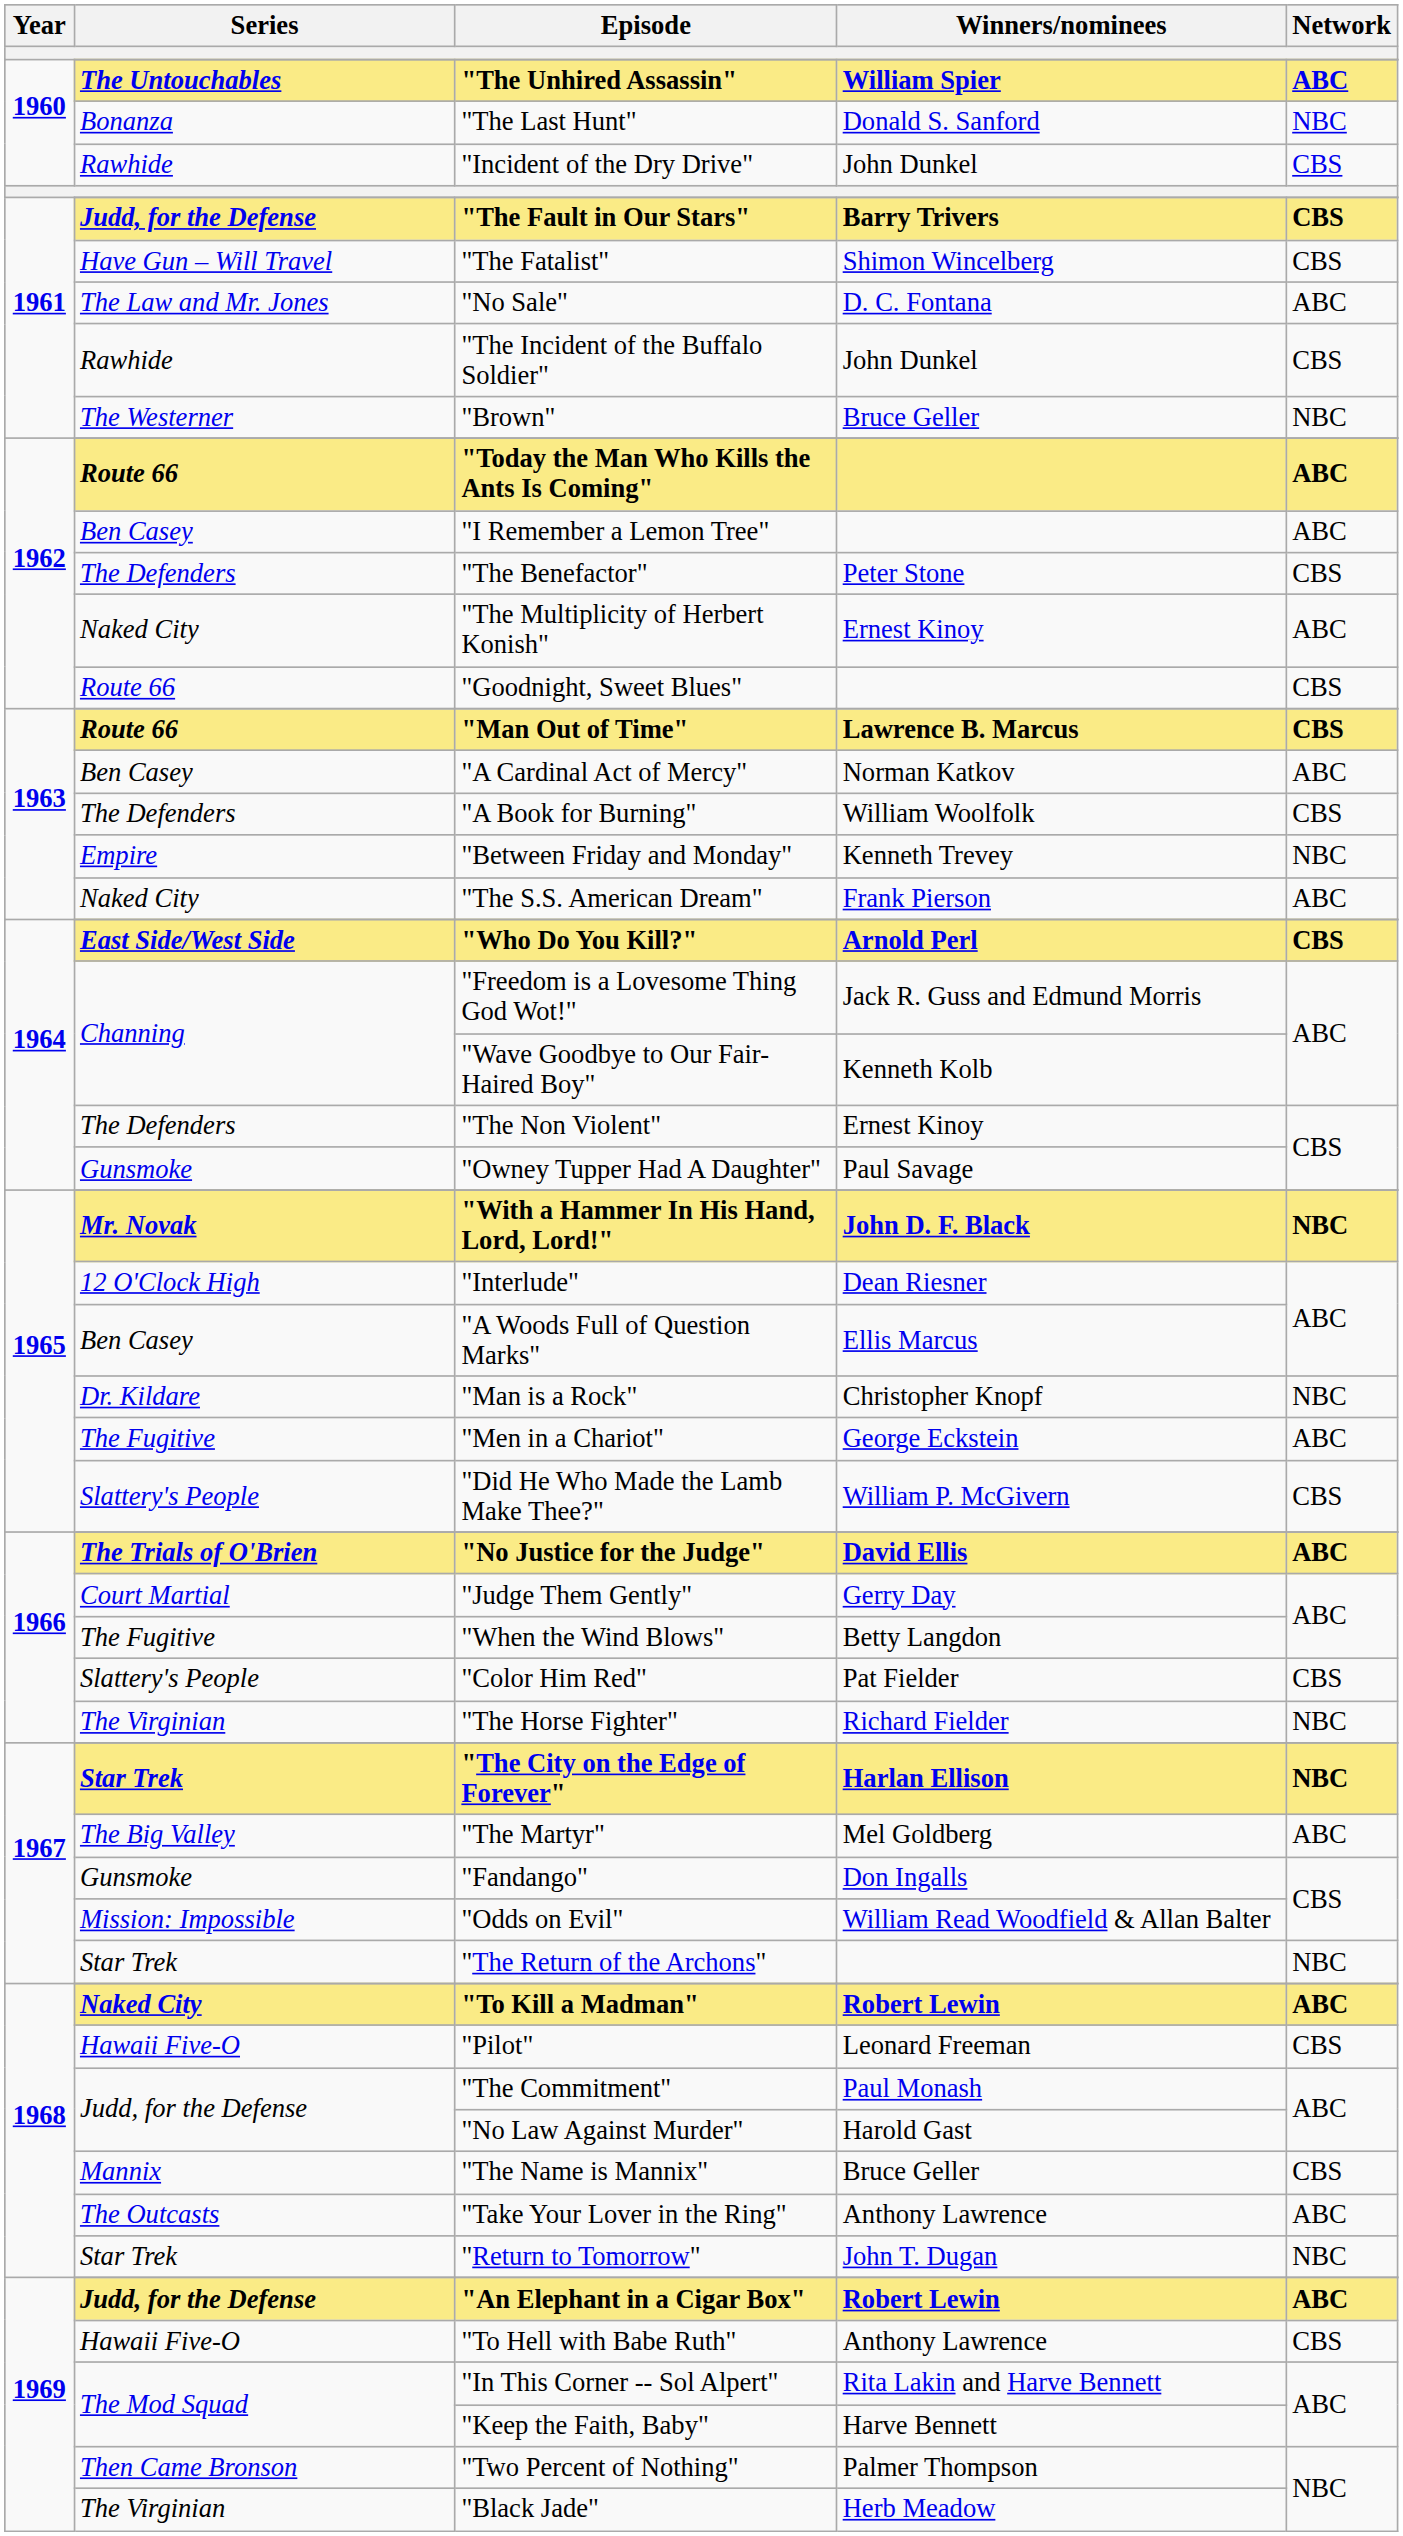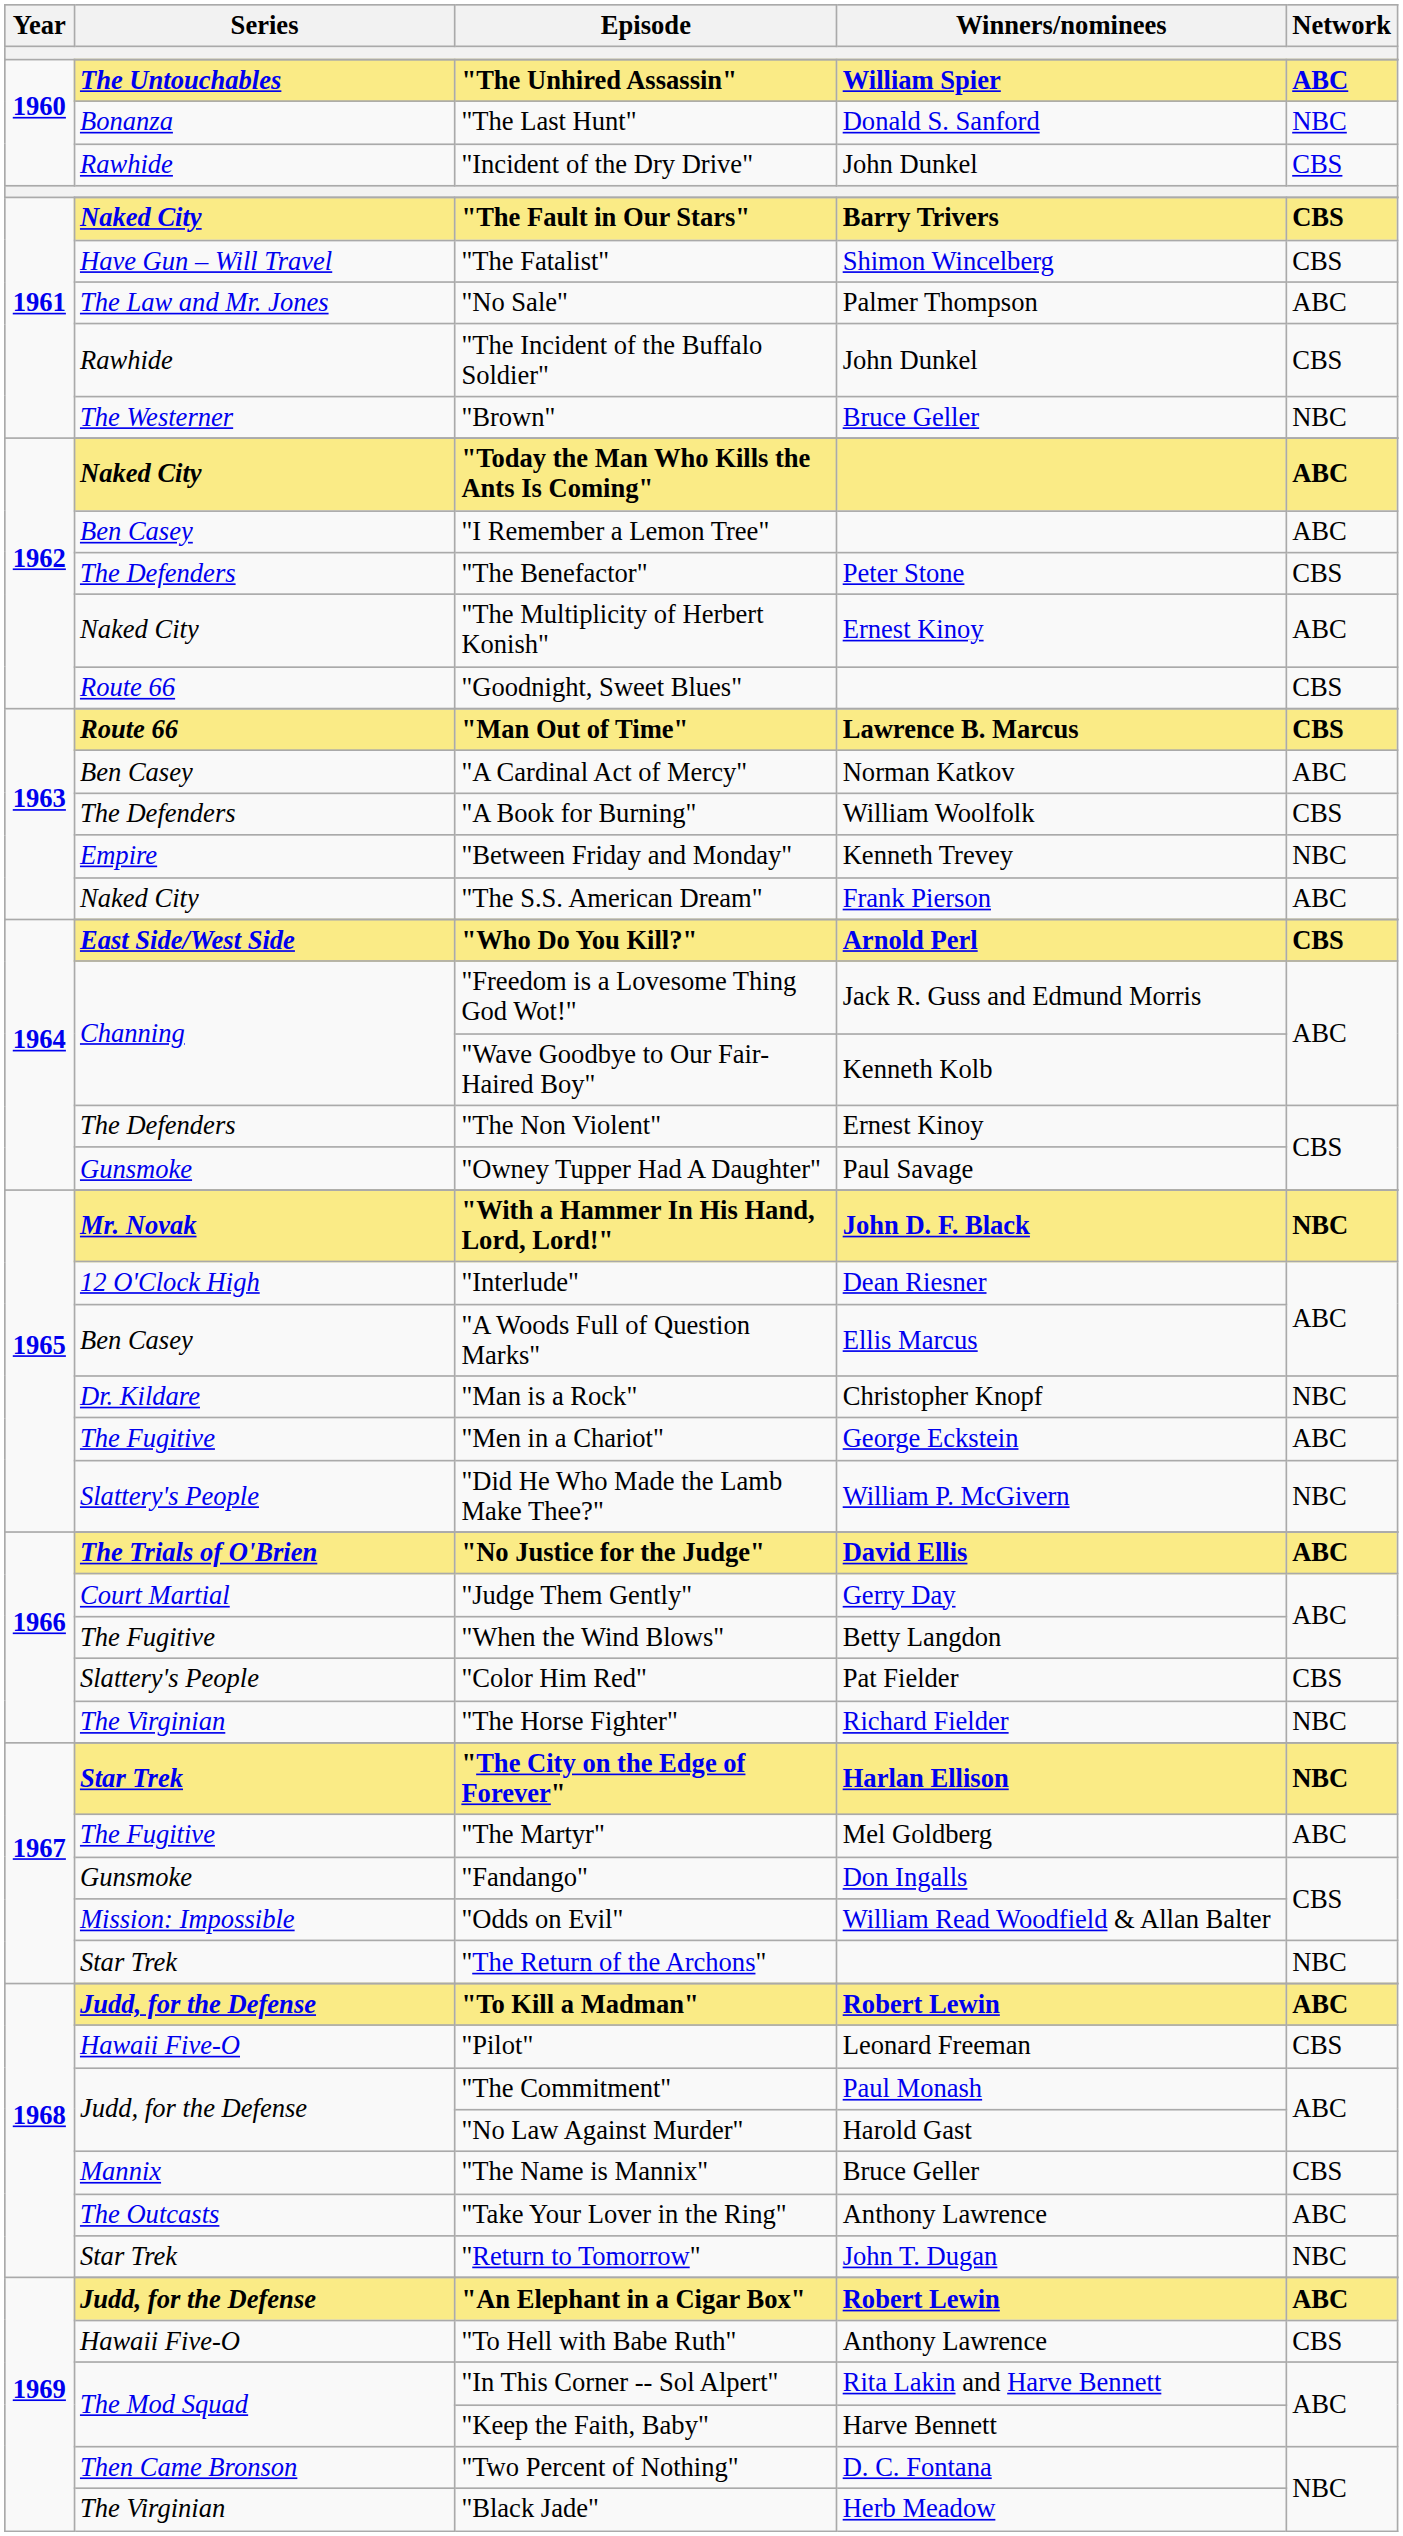(198, 218) Judd, for the Defense -> (141, 218) Naked City
(917, 302) D. C. Fontana -> (940, 302) Palmer Thompson
(129, 473) Route 66 -> (141, 473) Naked City
(1317, 1495) CBS -> (1319, 1495) NBC
(157, 1835) The Big Valley -> (147, 1835) The Fugitive
(141, 2003) Naked City -> (198, 2003) Judd, for the Defense
(940, 2467) Palmer Thompson -> (917, 2467) D. C. Fontana
